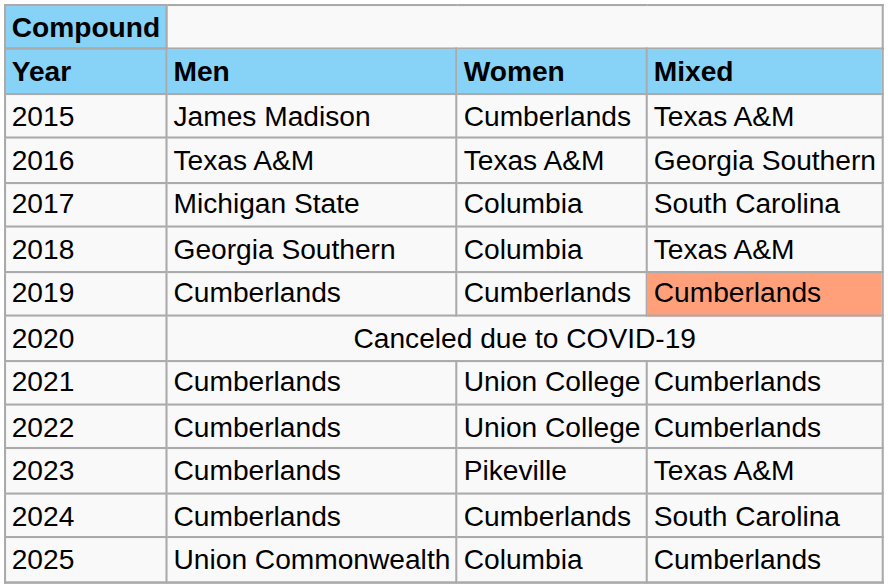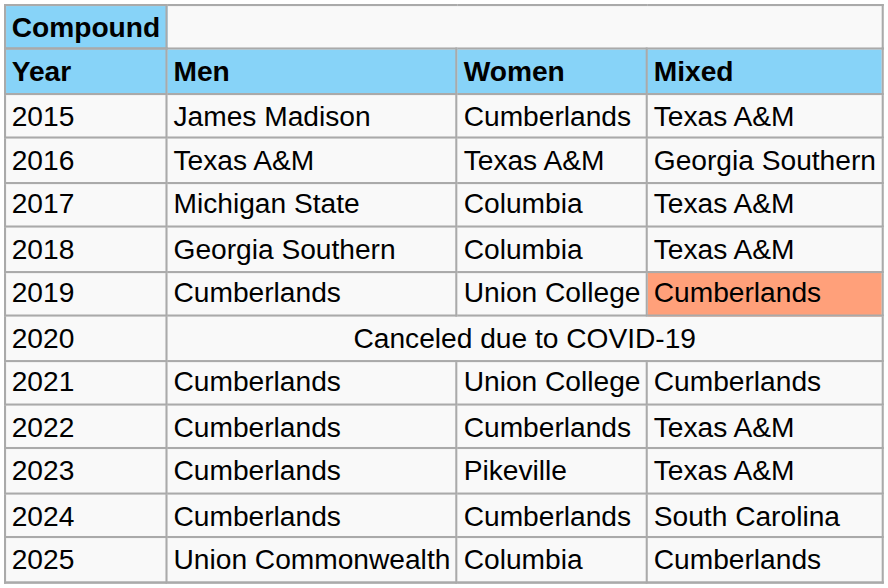(747, 204) South Carolina -> (724, 204) Texas A&M
(547, 293) Cumberlands -> (552, 293) Union College
(552, 426) Union College -> (547, 426) Cumberlands
(737, 426) Cumberlands -> (724, 426) Texas A&M
